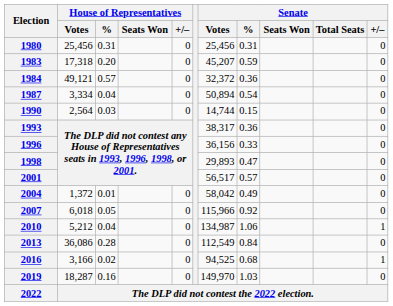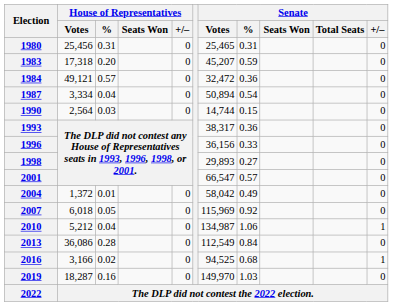(220, 45) 25,456 -> (220, 45) 25,465
(220, 78) 32,372 -> (220, 78) 32,472
(248, 161) 0.47 -> (248, 161) 0.27
(220, 177) 56,517 -> (220, 177) 66,547
(218, 210) 115,966 -> (218, 210) 115,969
